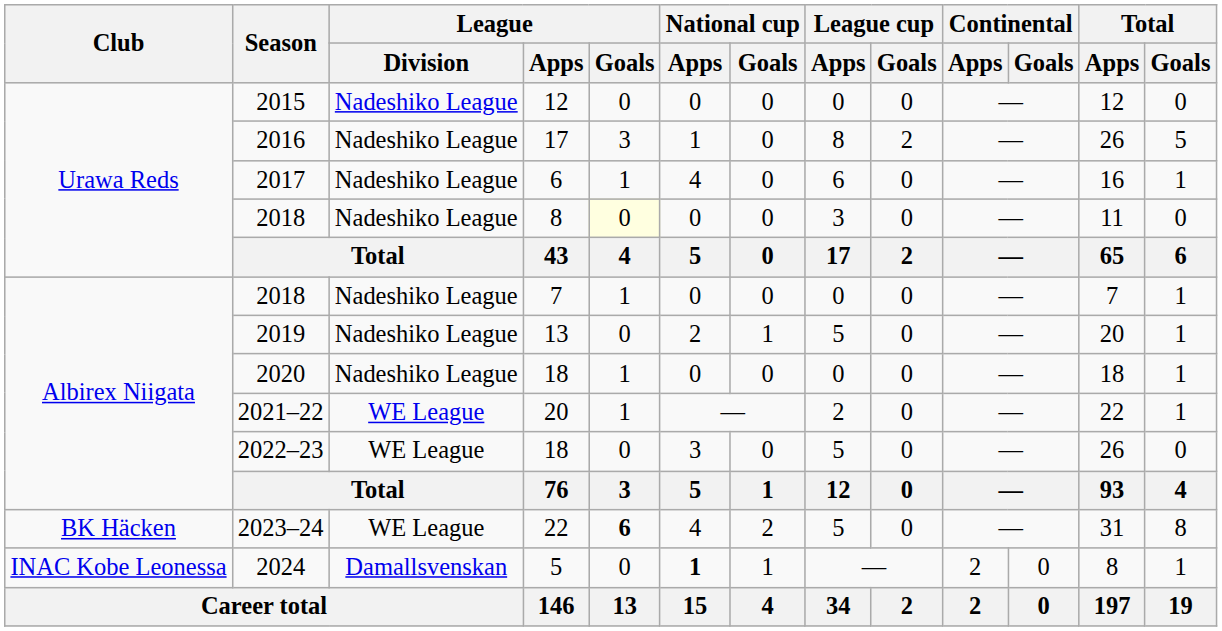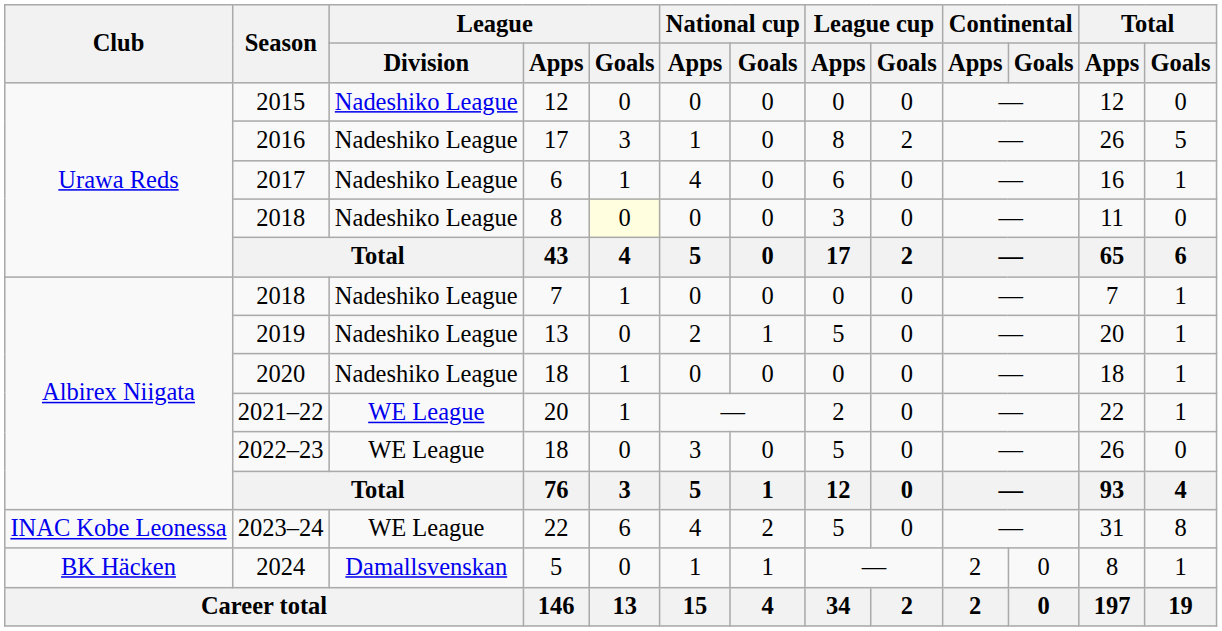(118, 528) BK Häcken -> (118, 528) INAC Kobe Leonessa
(625, 528) bold -> (625, 528) normal
(118, 567) INAC Kobe Leonessa -> (118, 567) BK Häcken
(695, 567) bold -> (695, 567) normal
